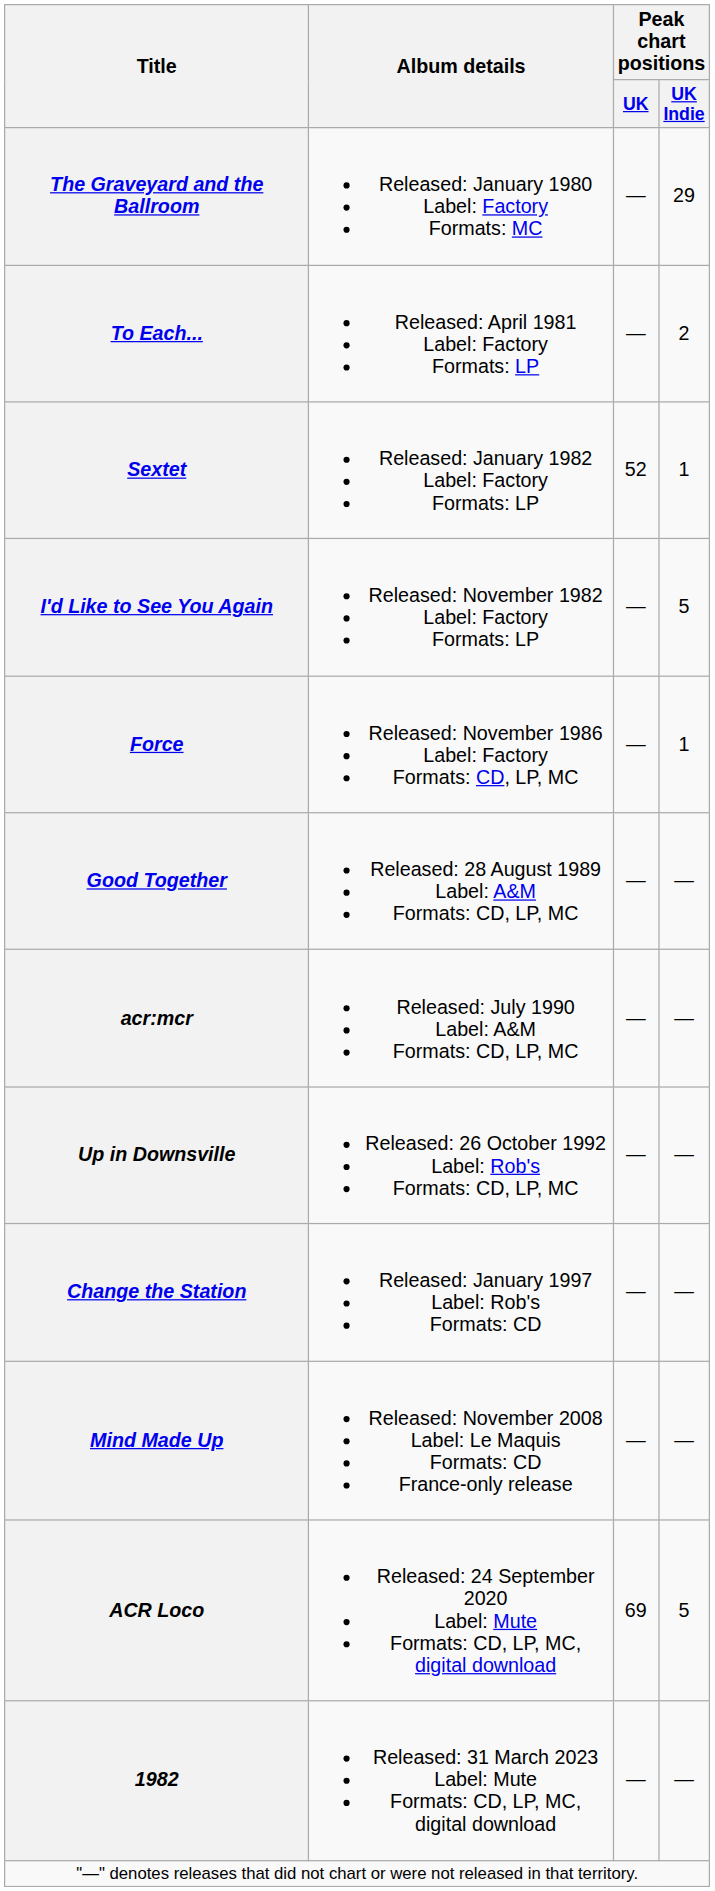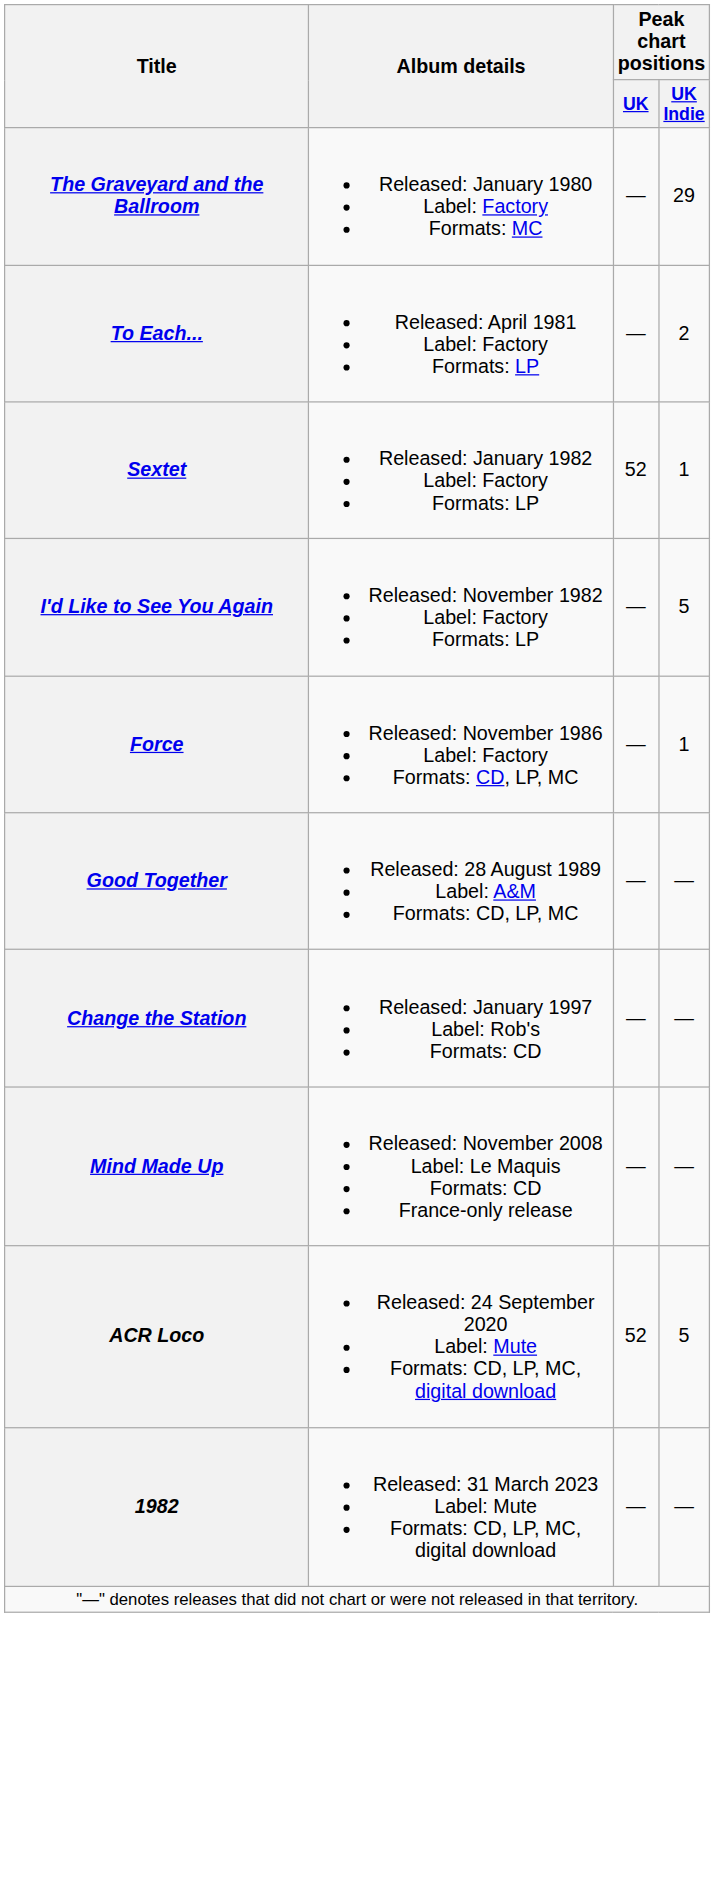- row: (157, 1018)
- row: (157, 1155)
(636, 1610) 69 -> (636, 1336) 52
